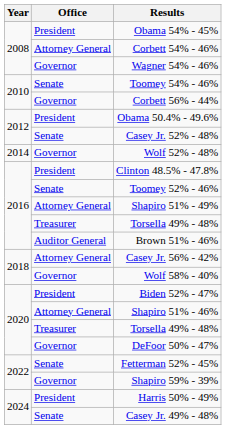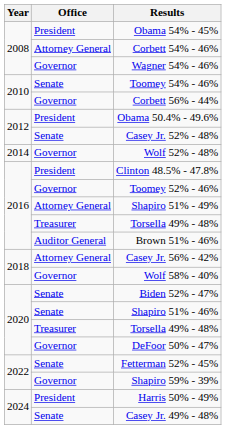(49, 188) Senate -> (55, 188) Governor
(55, 293) President -> (49, 293) Senate
(73, 310) Attorney General -> (49, 310) Senate
